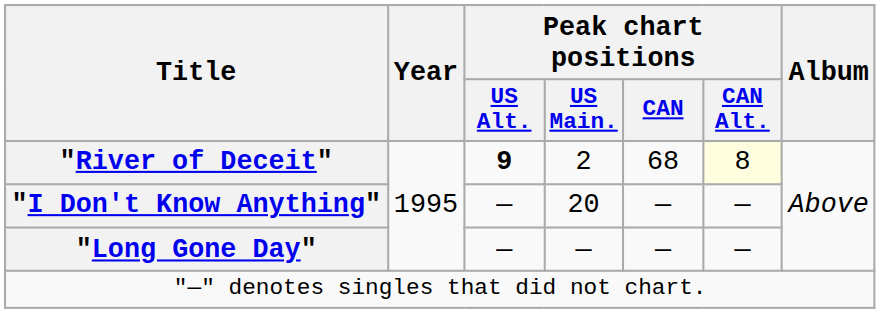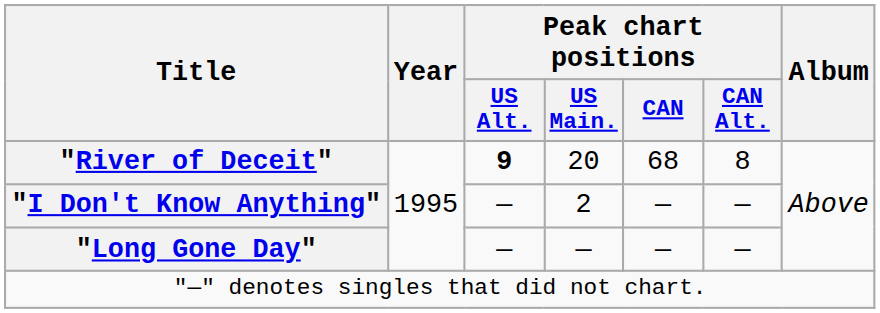(584, 162) 2 -> (584, 162) 20
(742, 162) lightyellow background -> (742, 162) no background
(584, 206) 20 -> (584, 206) 2
